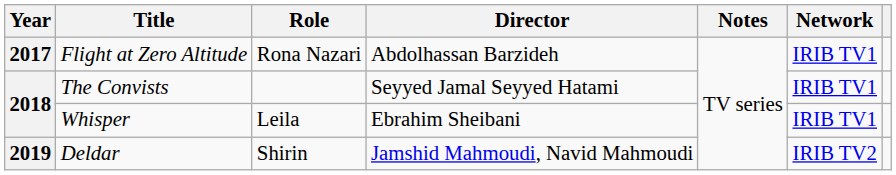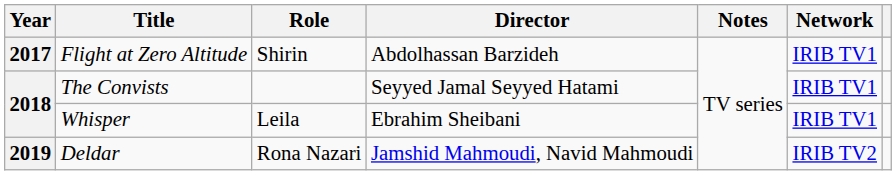(309, 53) Rona Nazari -> (282, 53) Shirin
(282, 152) Shirin -> (309, 152) Rona Nazari
